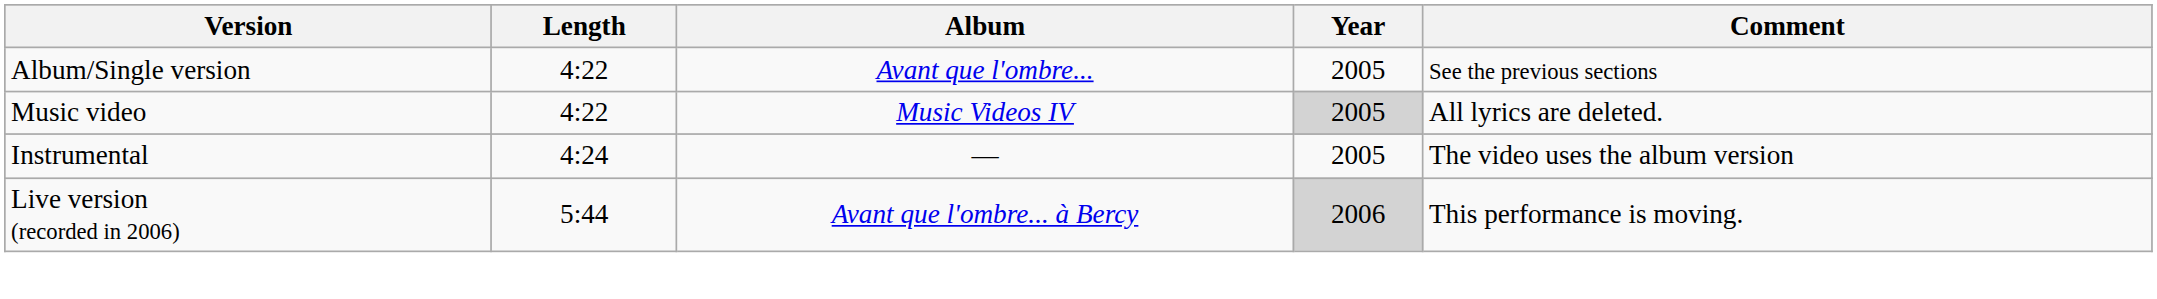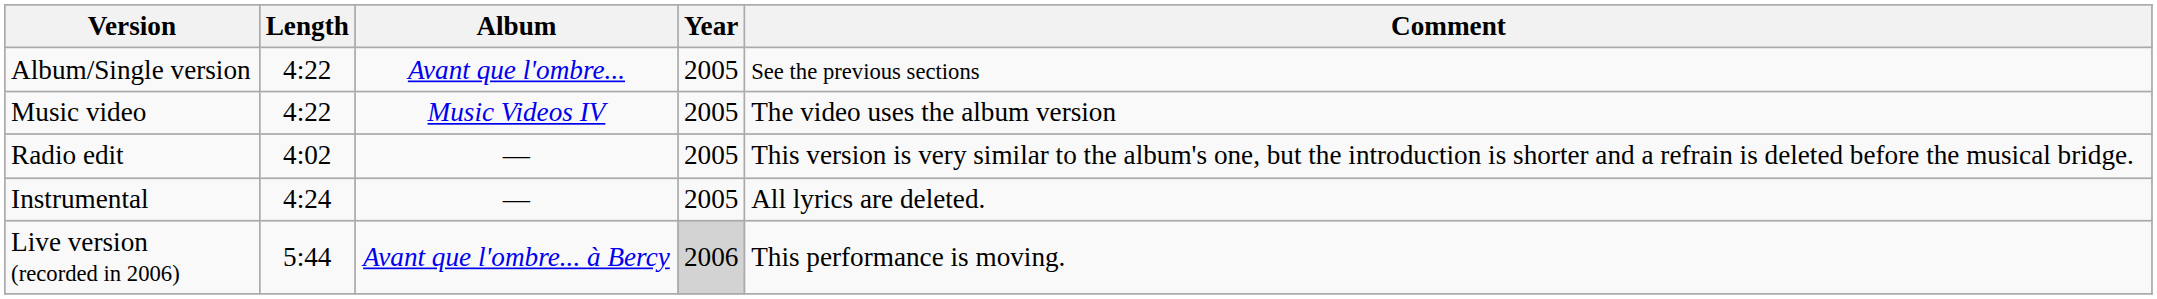(1358, 112) lightgrey background -> (711, 112) no background
(1546, 112) All lyrics are deleted. -> (934, 112) The video uses the album version
+ row: (67, 155)
(1611, 155) The video uses the album version -> (868, 198) All lyrics are deleted.
